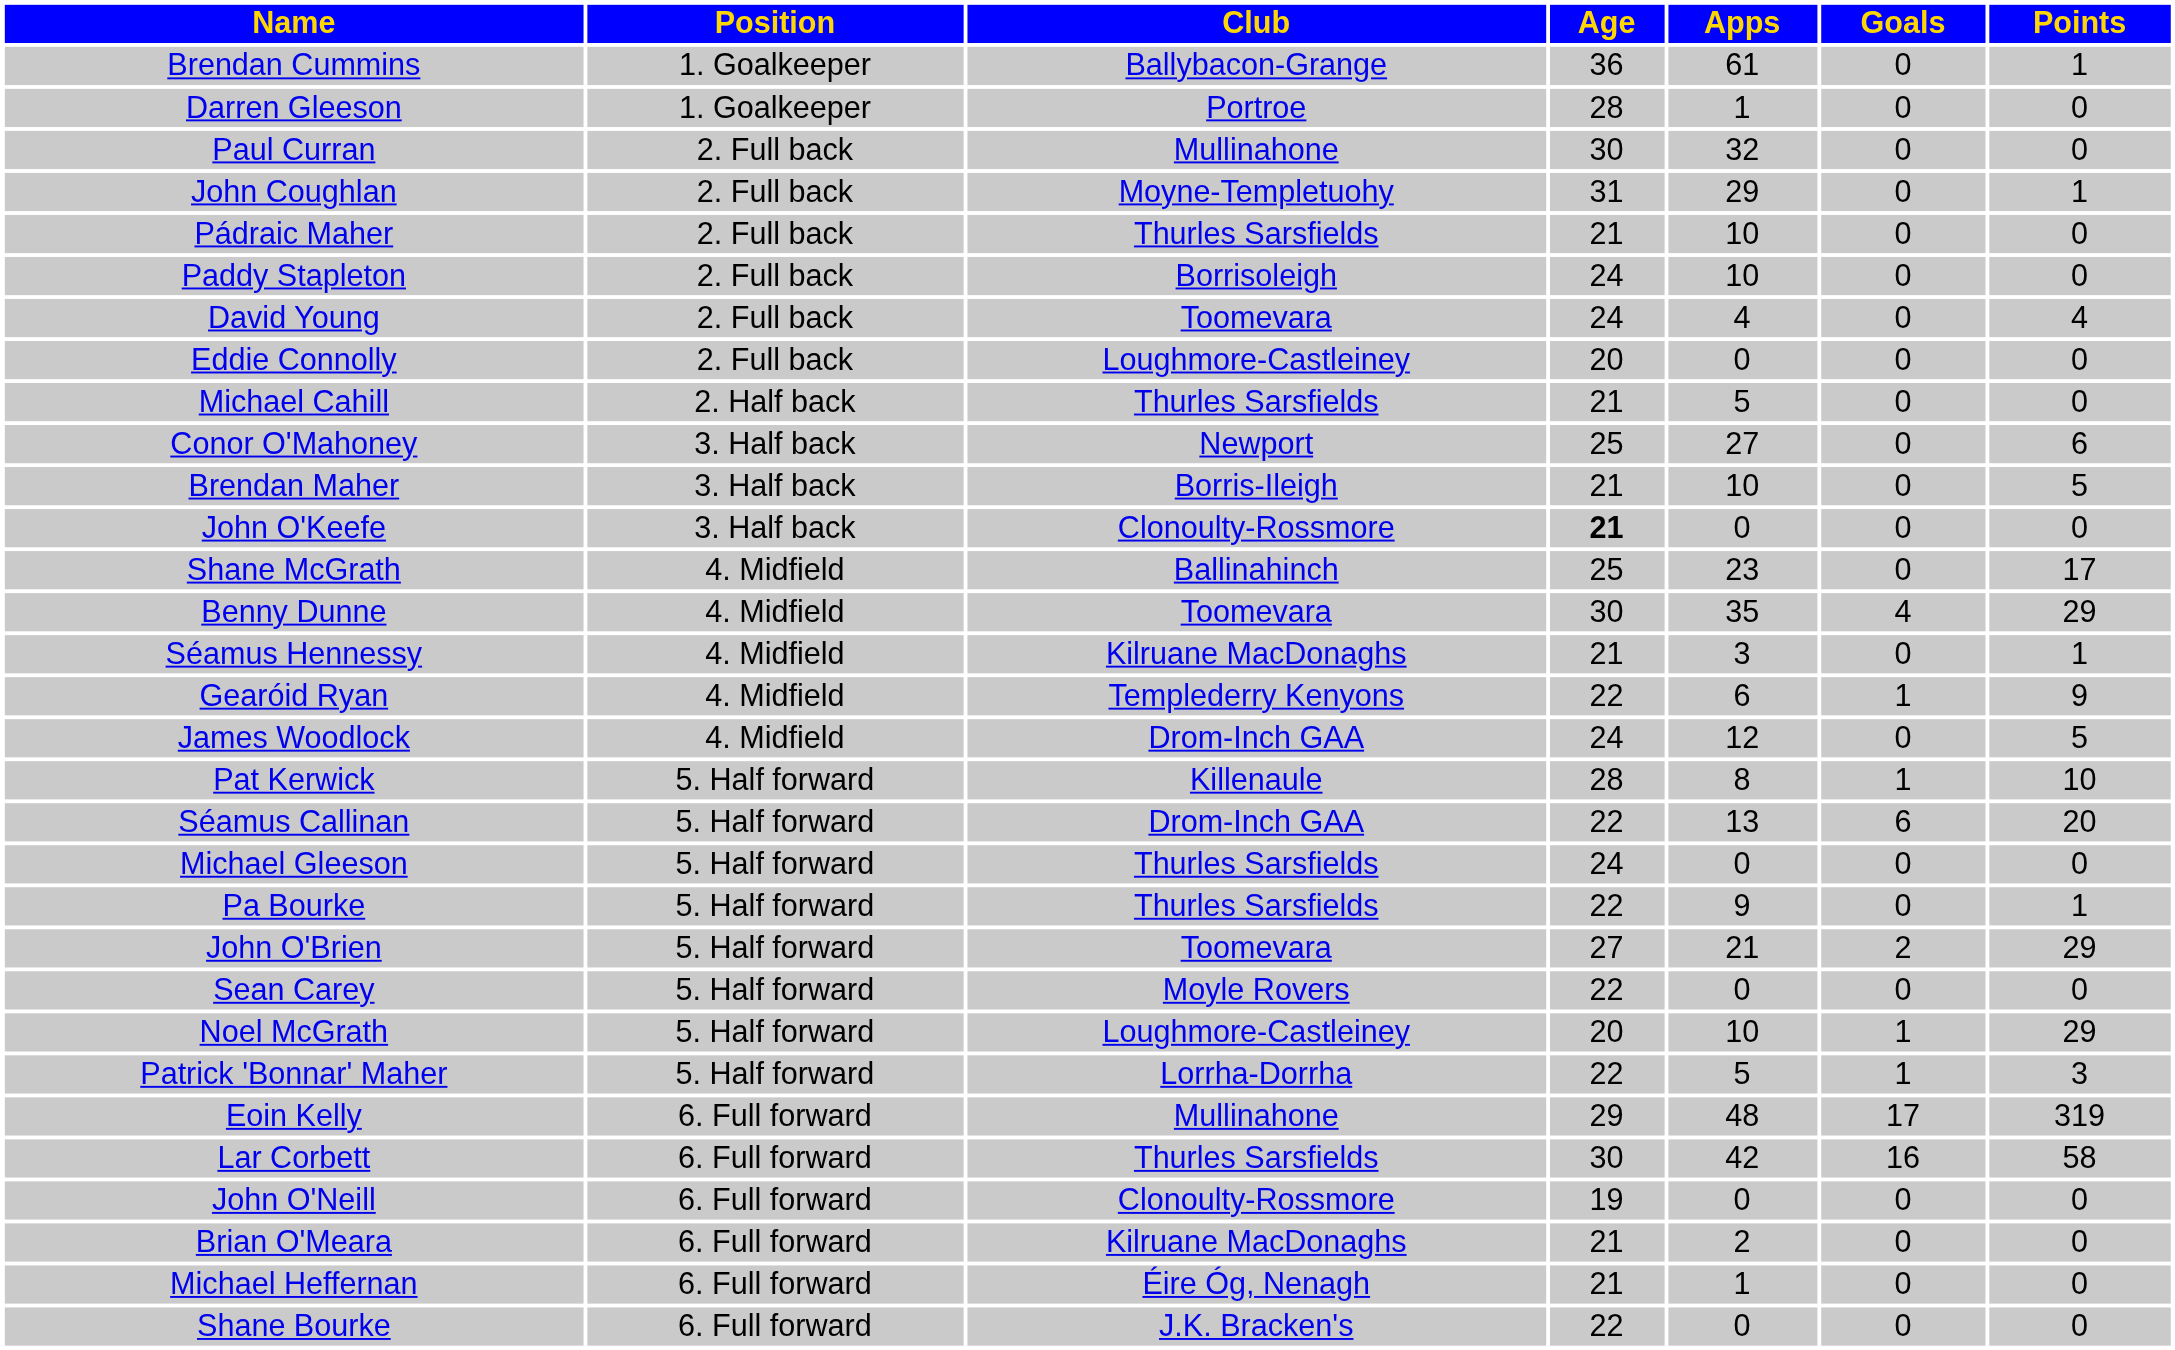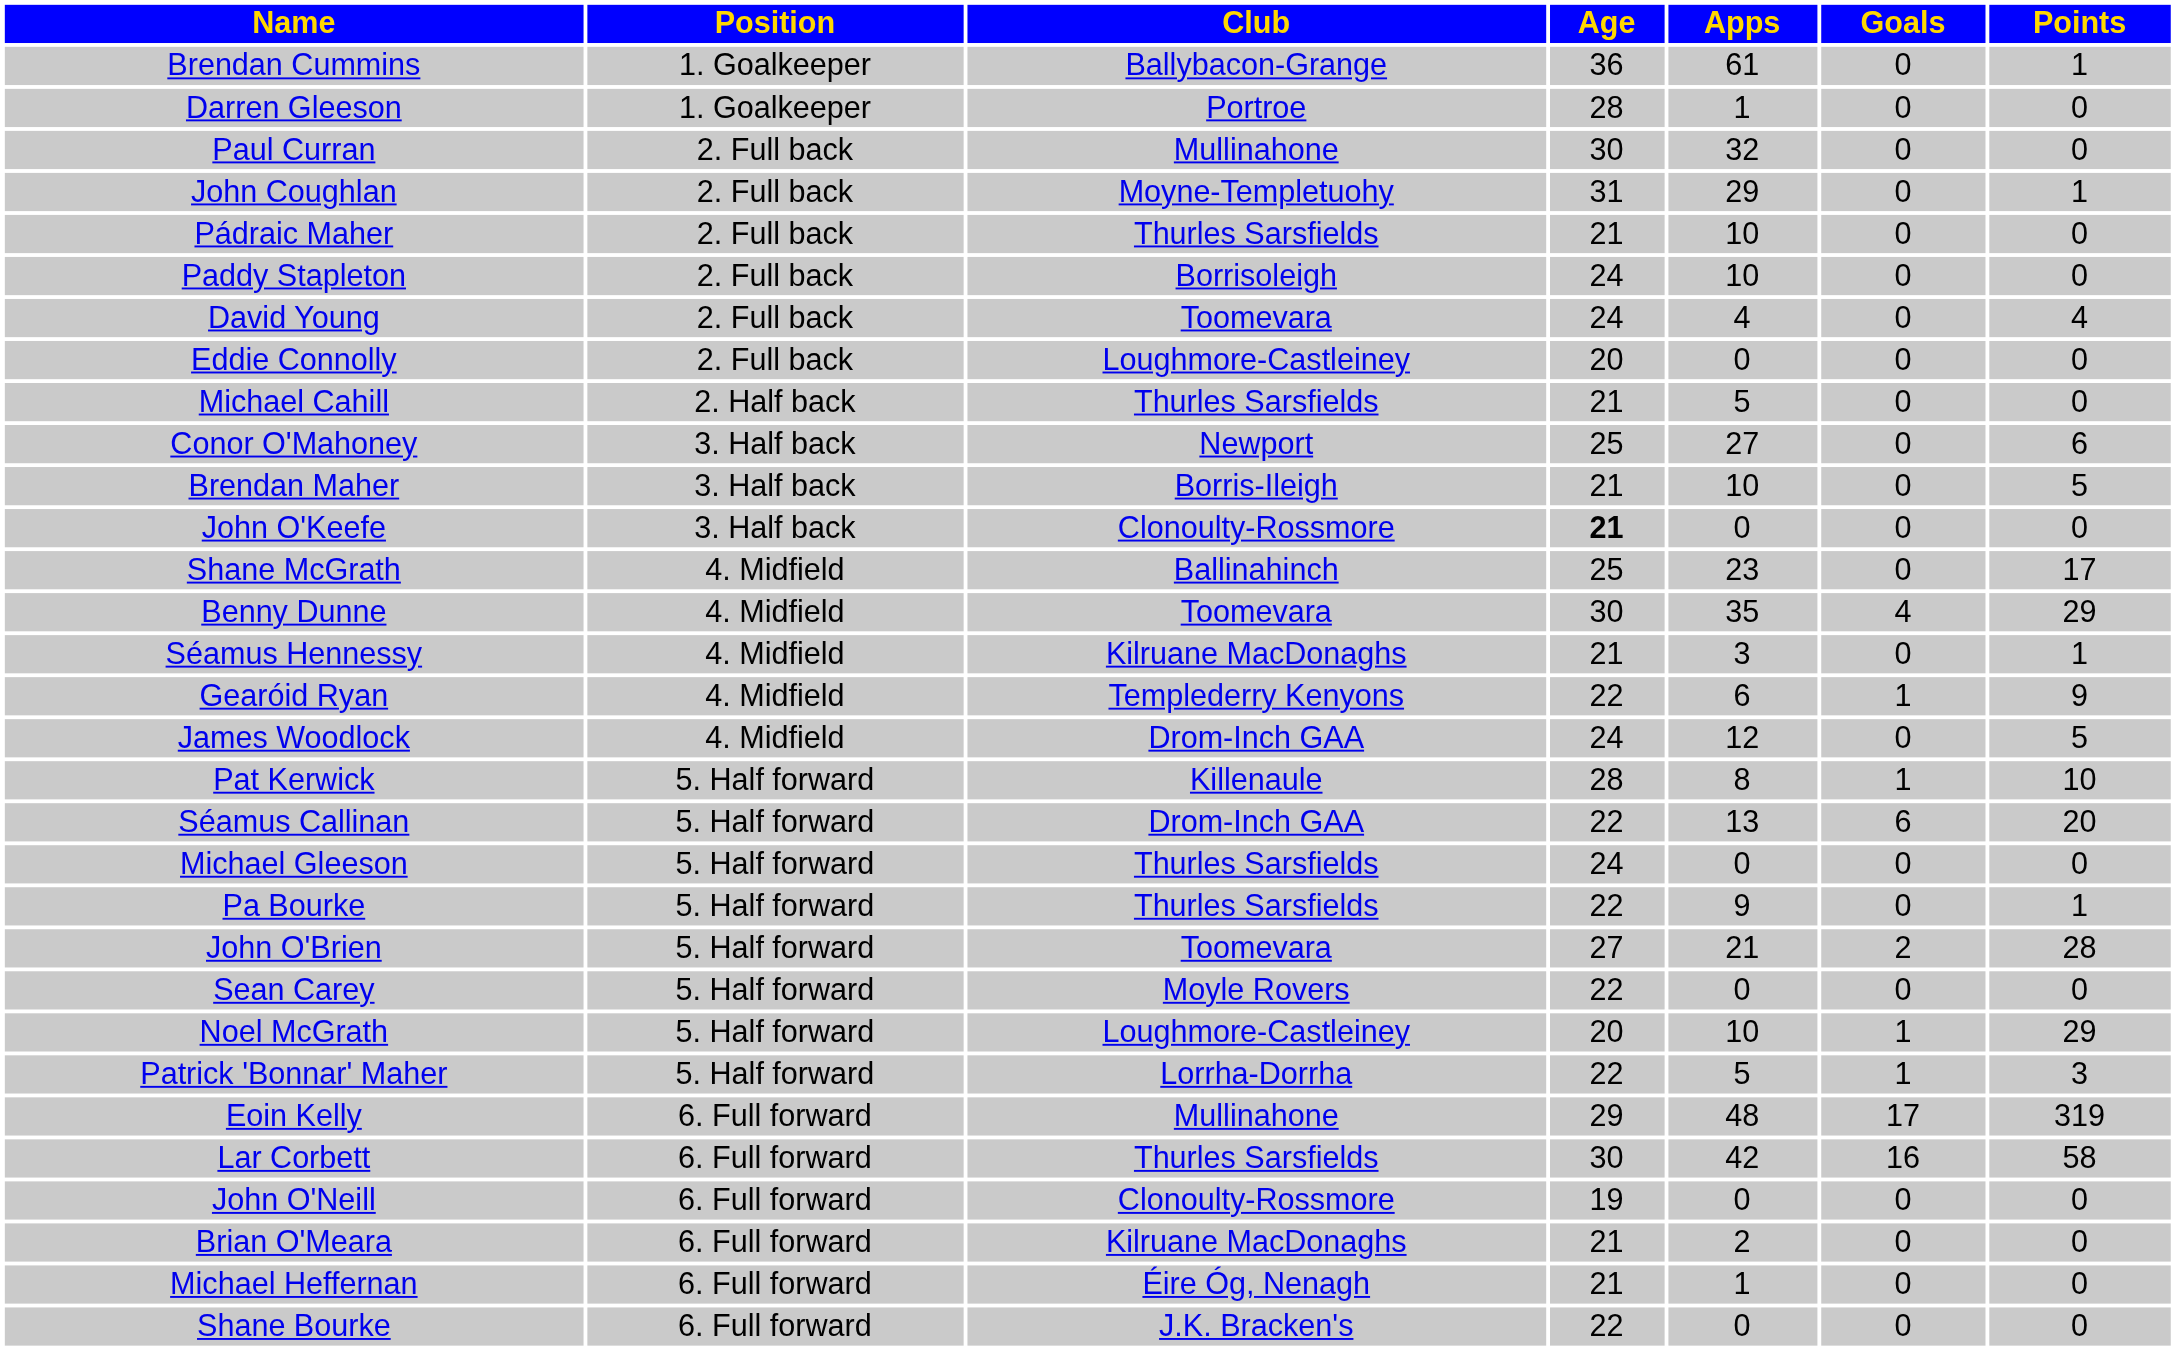(2080, 947) 29 -> (2080, 947) 28
